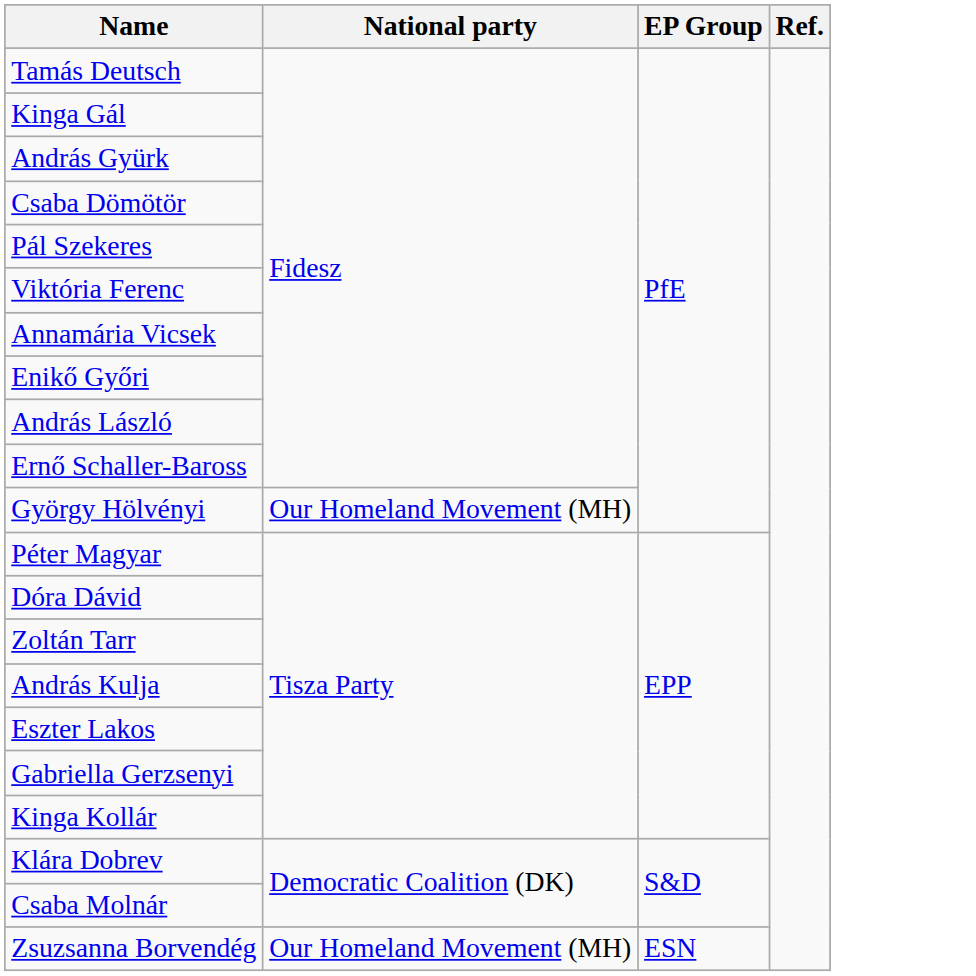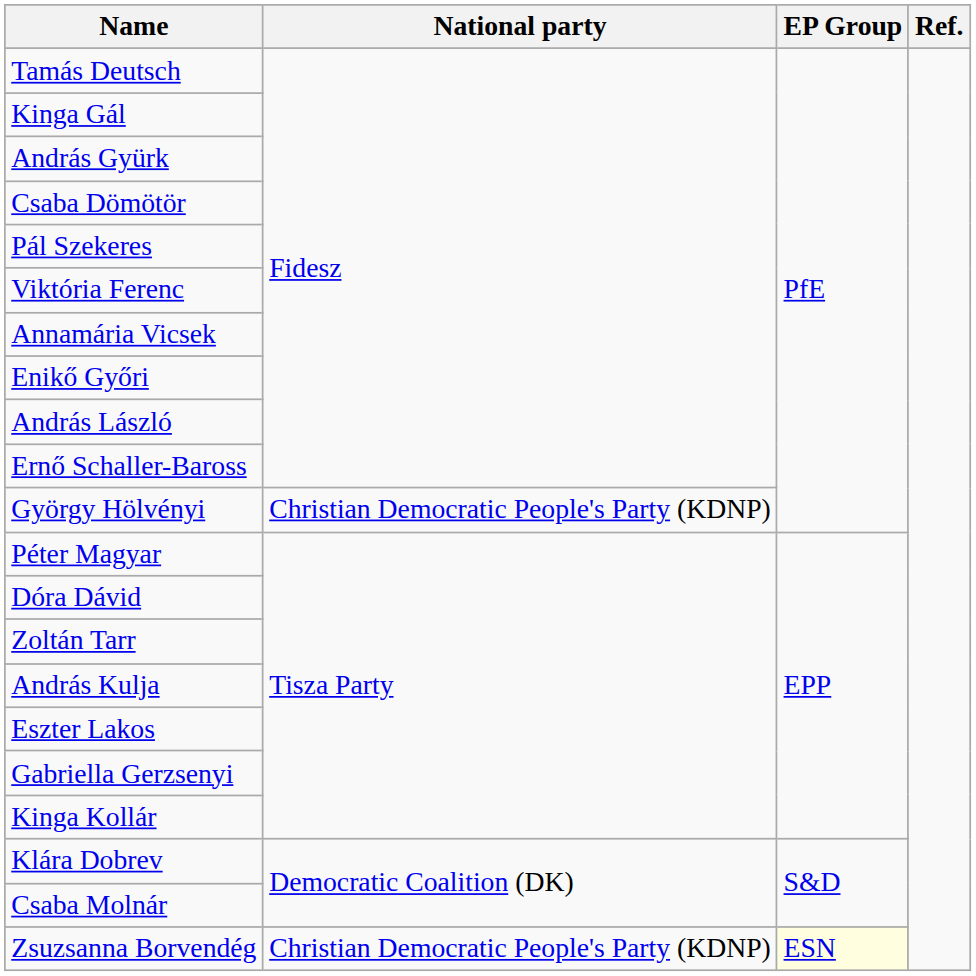(450, 509) Our Homeland Movement (MH) -> (520, 509) Christian Democratic People's Party (KDNP)
(450, 948) Our Homeland Movement (MH) -> (520, 948) Christian Democratic People's Party (KDNP)
(670, 948) no background -> (810, 948) lightyellow background
